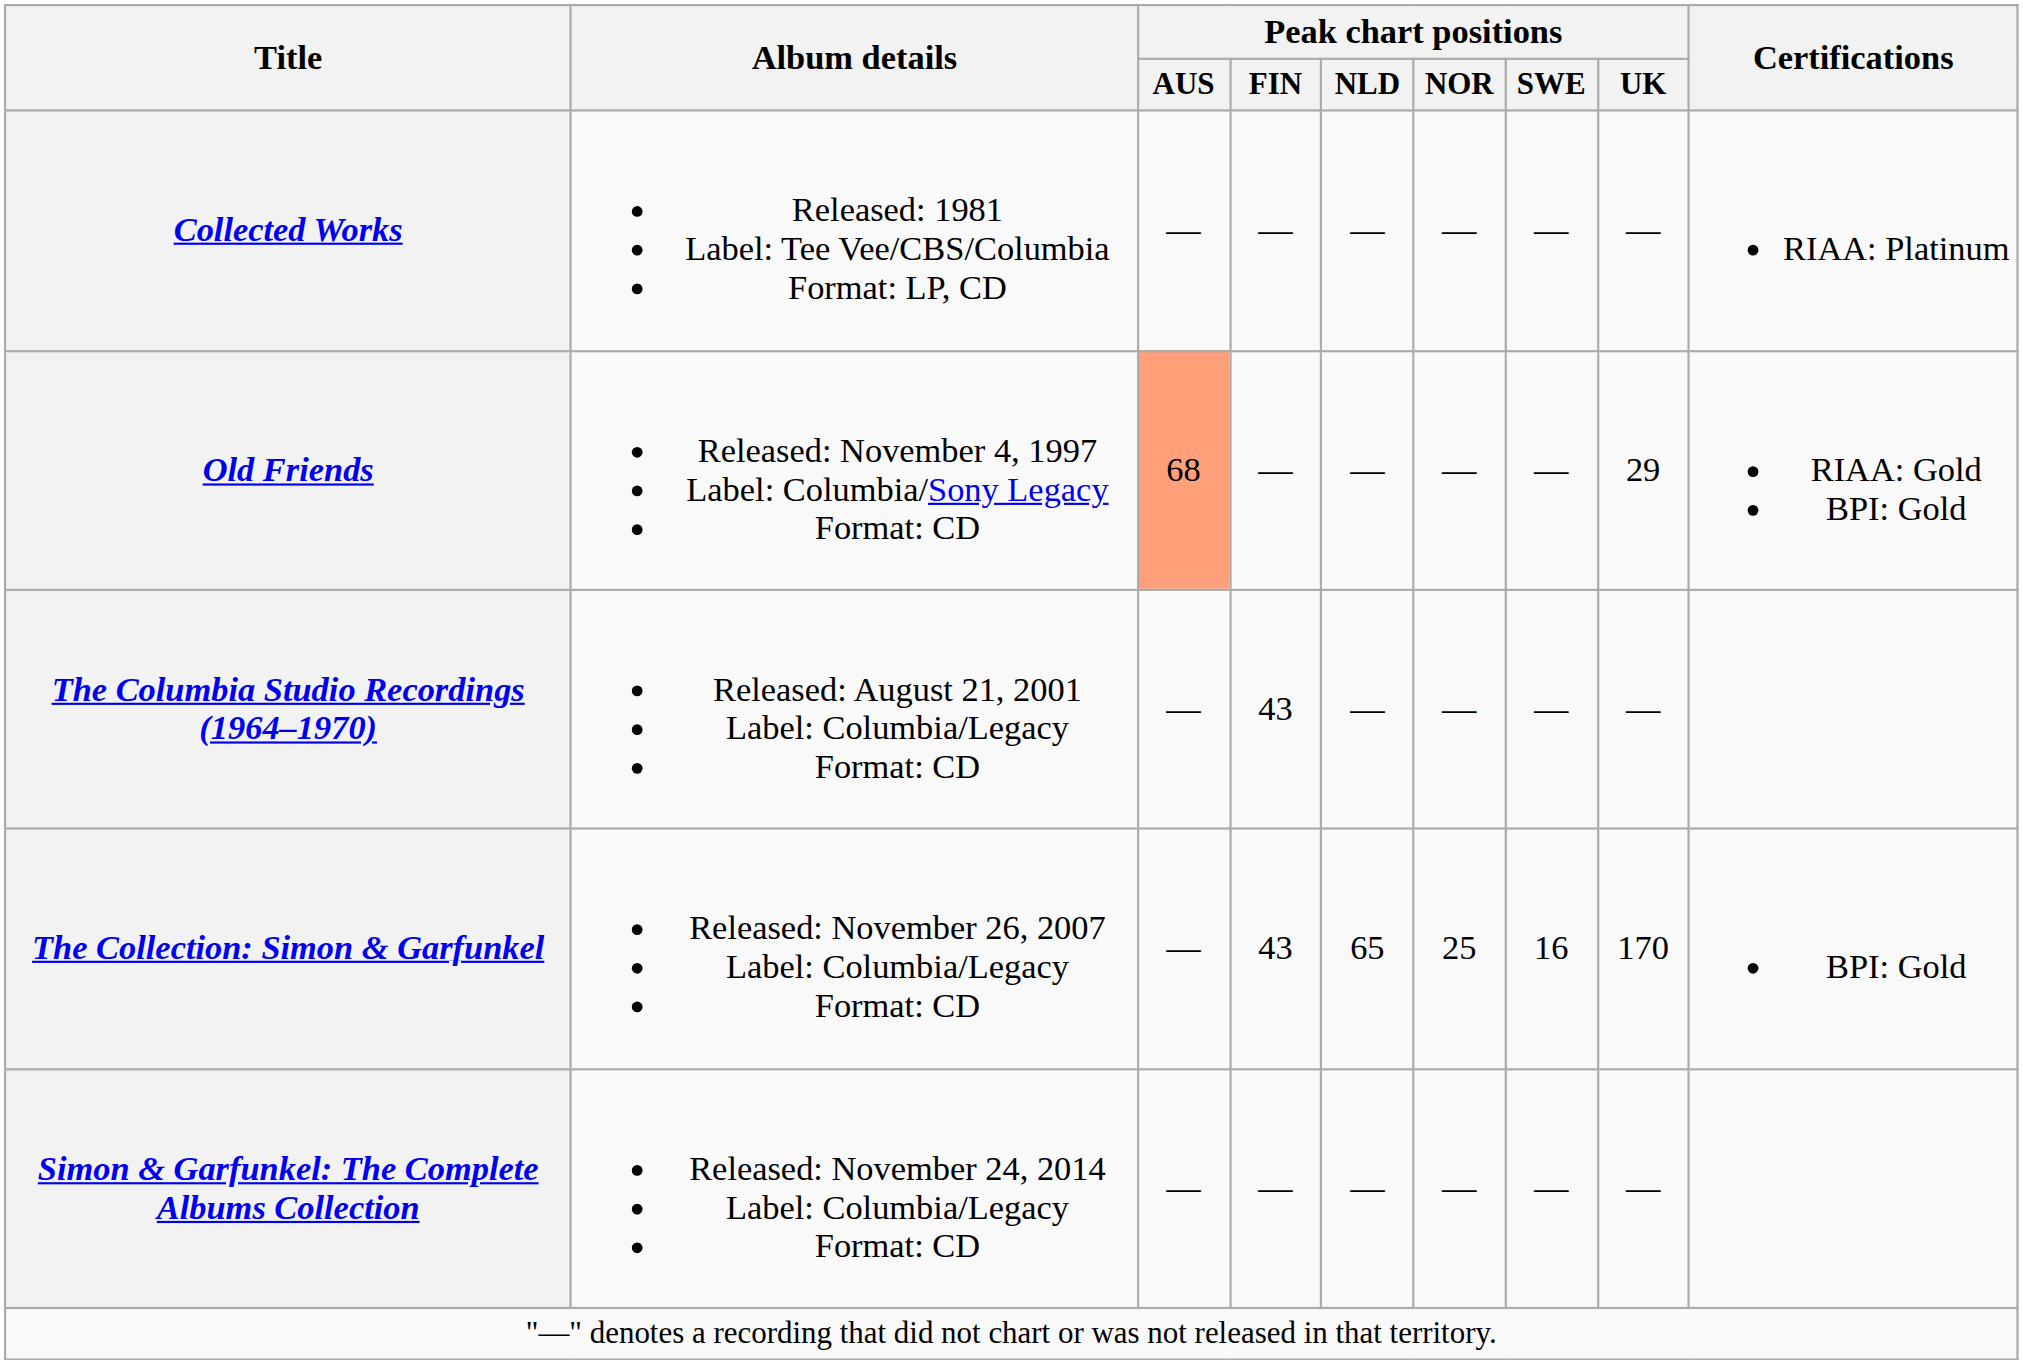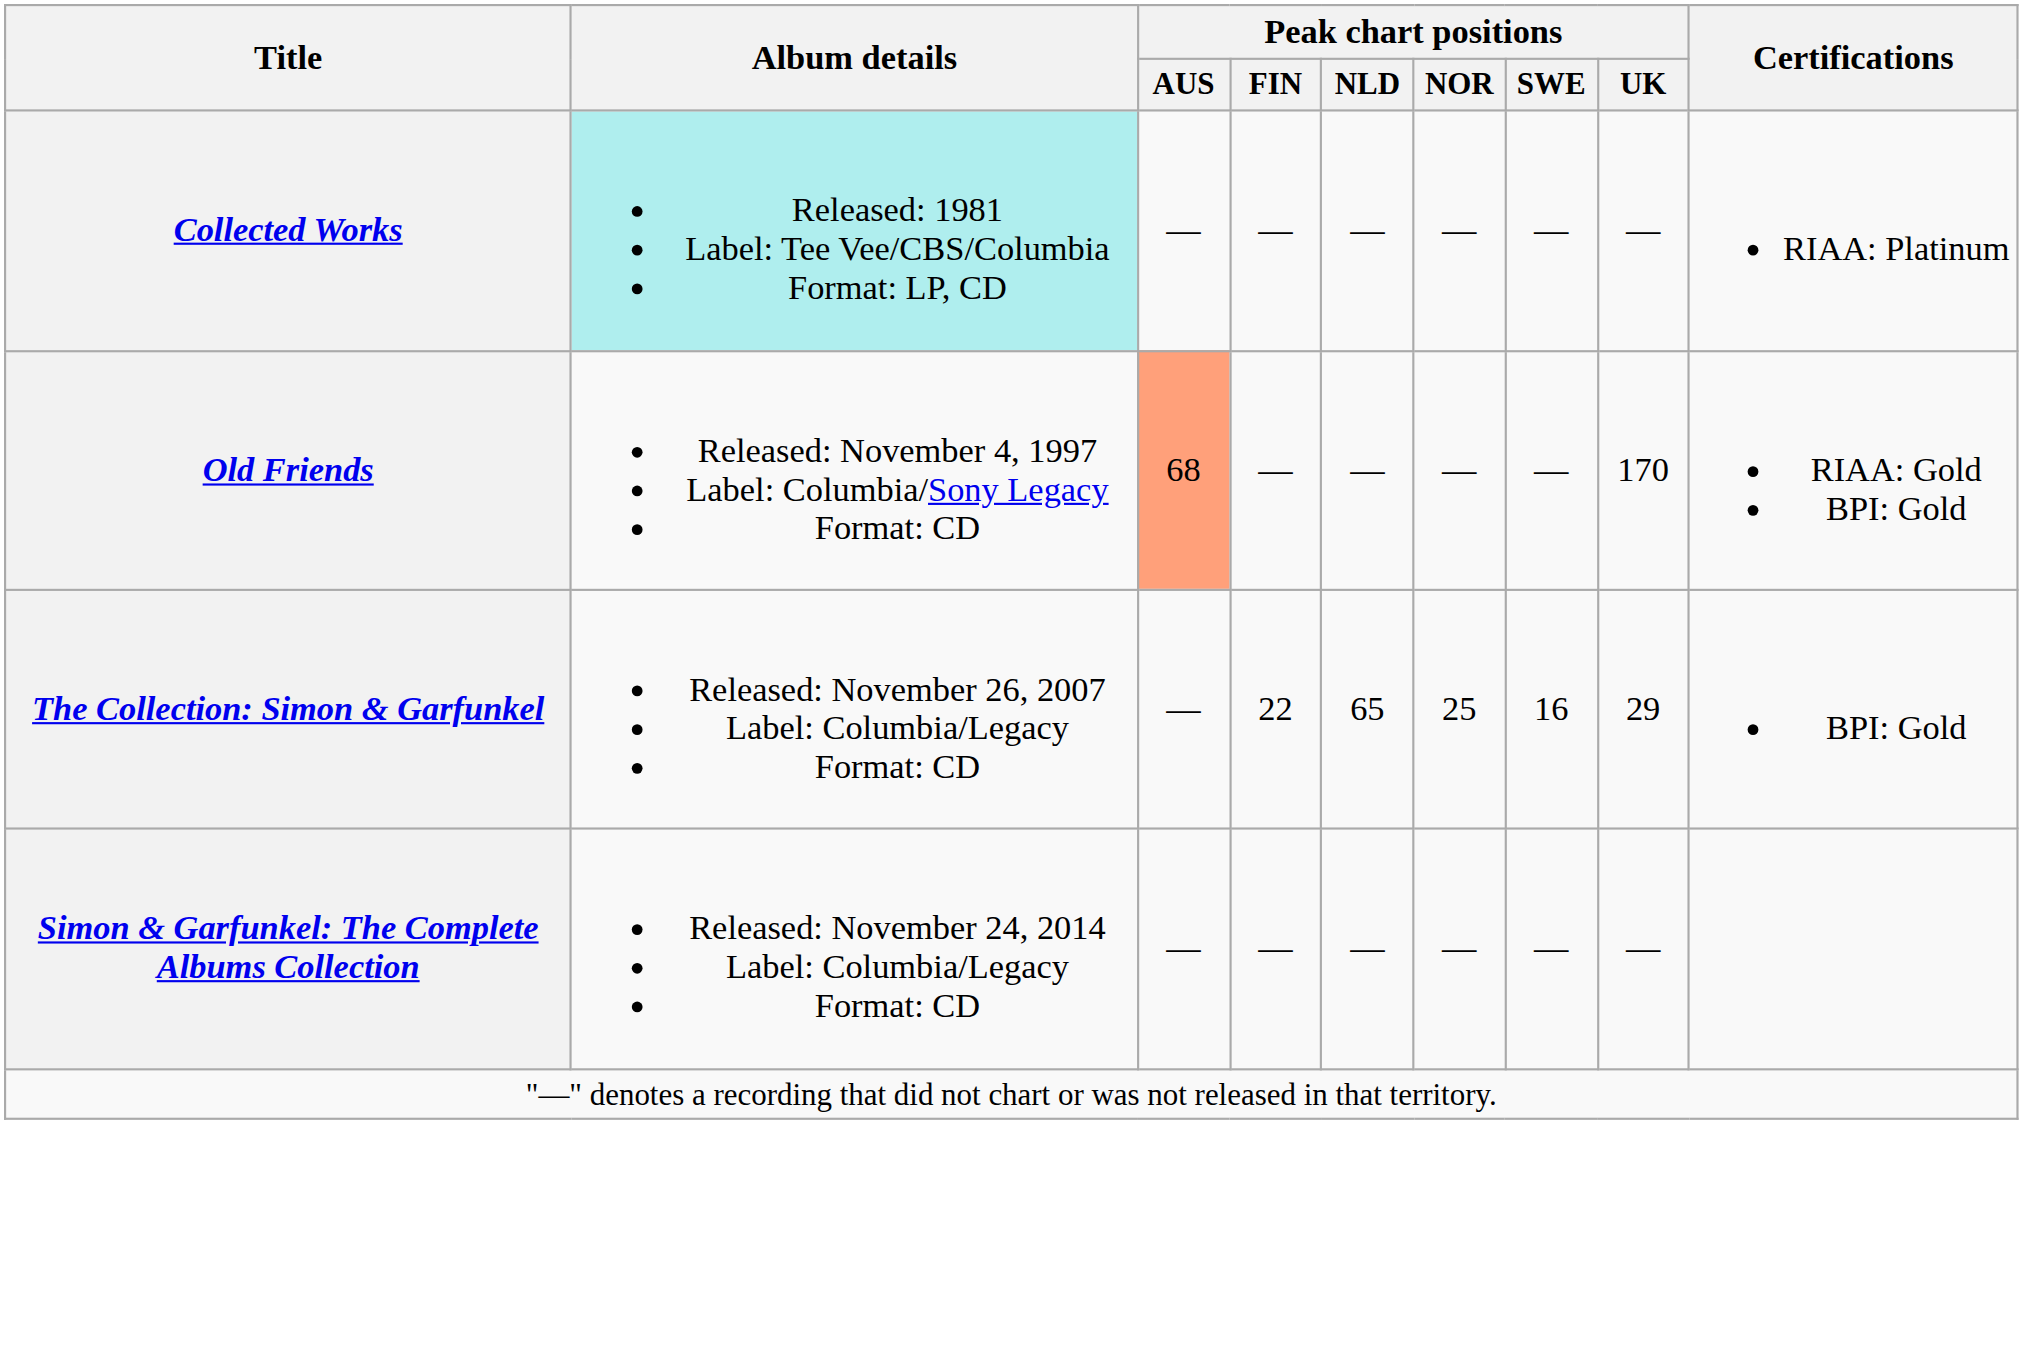(854, 250) no background -> (854, 250) paleturquoise background
(1643, 469) 29 -> (1643, 469) 170
- row: (288, 708)
(1275, 948) 43 -> (1275, 708) 22
(1643, 948) 170 -> (1643, 708) 29
